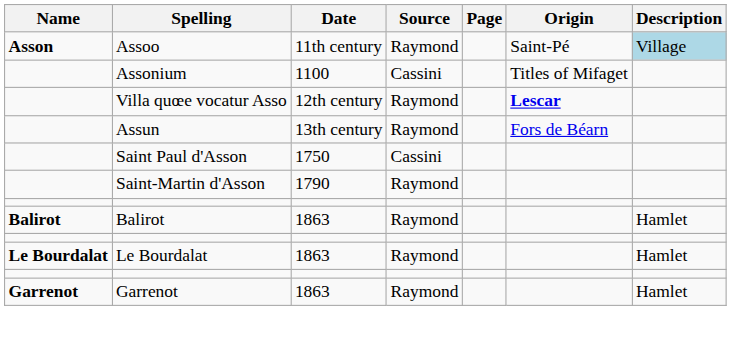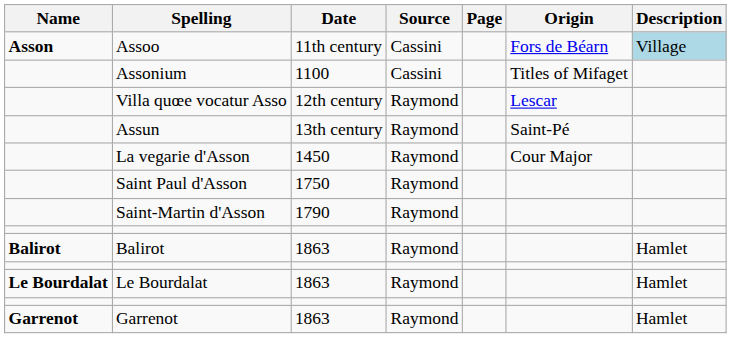(424, 45) Raymond -> (416, 45) Cassini
(540, 45) Saint-Pé -> (559, 45) Fors de Béarn
(535, 101) bold -> (534, 101) normal
(559, 128) Fors de Béarn -> (540, 128) Saint-Pé
+ row: (183, 156)
(416, 156) Cassini -> (424, 184) Raymond
